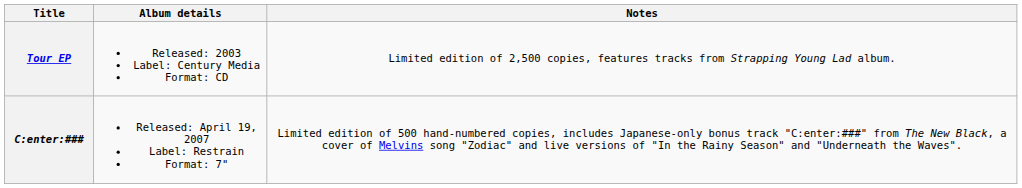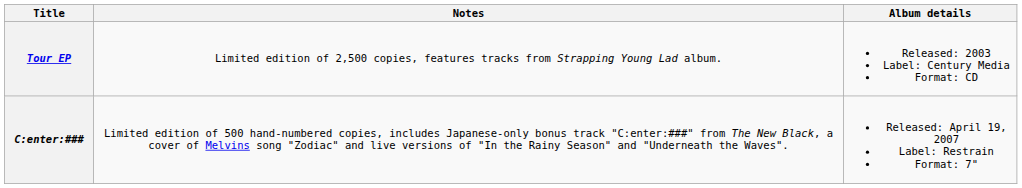columns swapped: (180, 13) <-> (642, 13)
